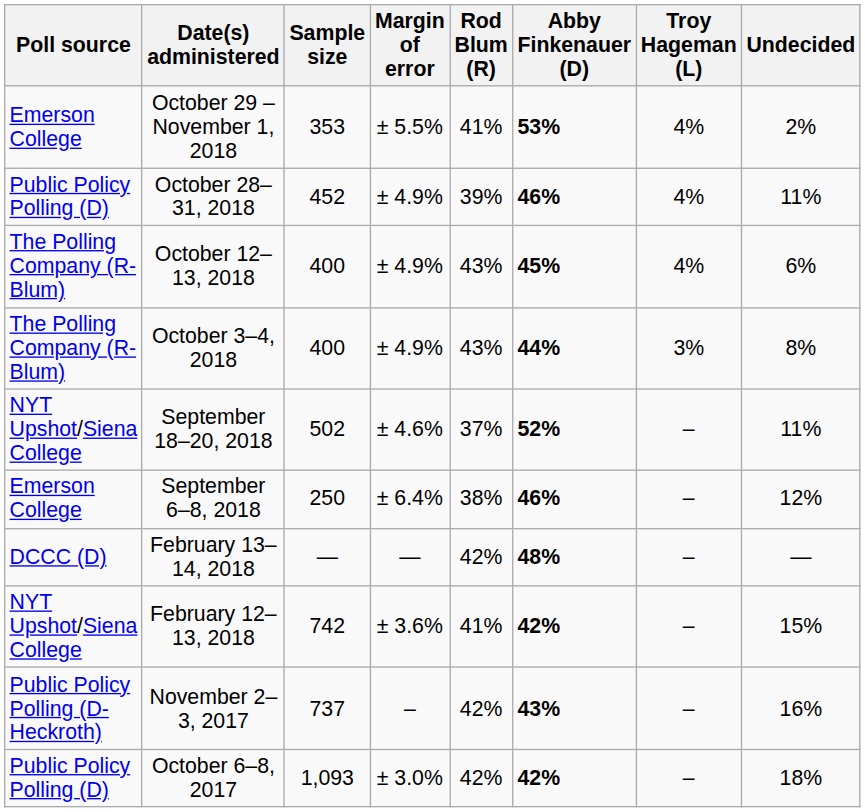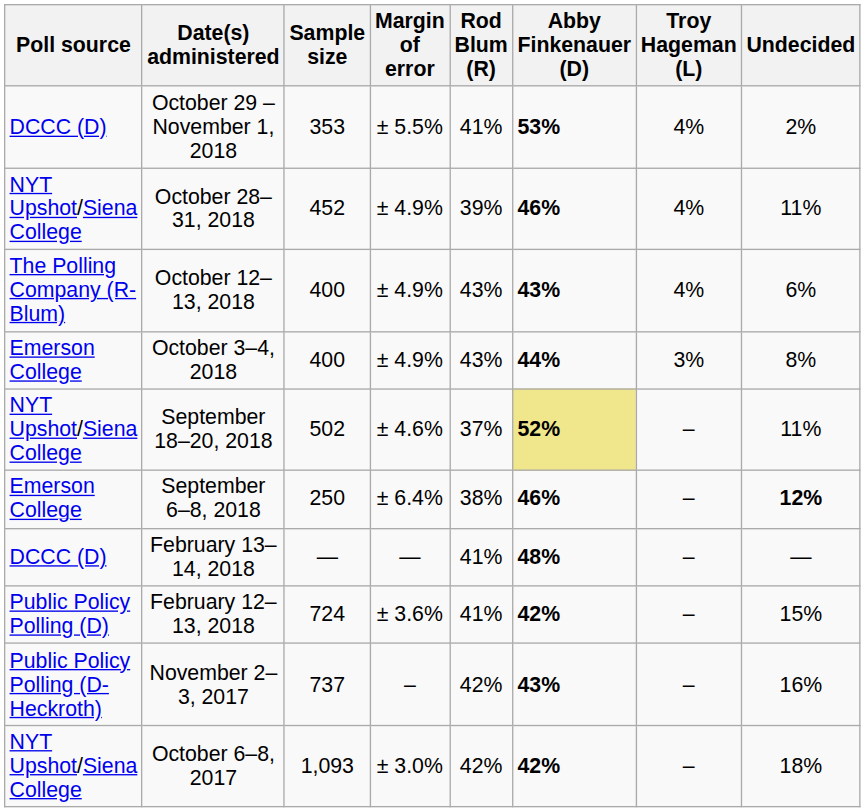(52, 126) Emerson College -> (58, 126) DCCC (D)
(70, 196) Public Policy Polling (D) -> (73, 208) NYT Upshot/Siena College
(539, 266) 45% -> (539, 290) 43%
(73, 347) The Polling Company (R-Blum) -> (52, 359) Emerson College
(539, 429) no background -> (539, 429) khaki background
(801, 499) normal -> (801, 499) bold
(481, 556) 42% -> (481, 556) 41%
(73, 626) NYT Upshot/Siena College -> (70, 614) Public Policy Polling (D)
(327, 626) 742 -> (327, 614) 724
(70, 777) Public Policy Polling (D) -> (73, 765) NYT Upshot/Siena College
